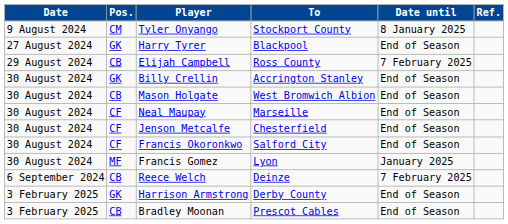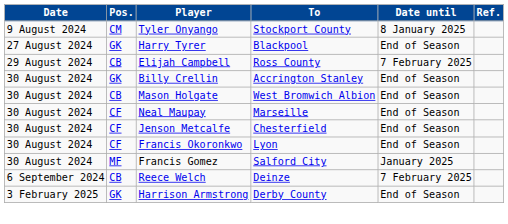(290, 145) Salford City -> (265, 145) Lyon
(265, 161) Lyon -> (290, 161) Salford City
- row: (181, 211)
